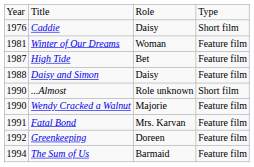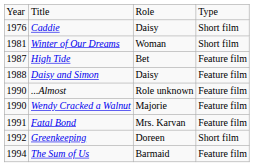(223, 43) Feature film -> (218, 43) Short film
(218, 91) Short film -> (223, 91) Feature film
(223, 138) Feature film -> (218, 138) Short film
